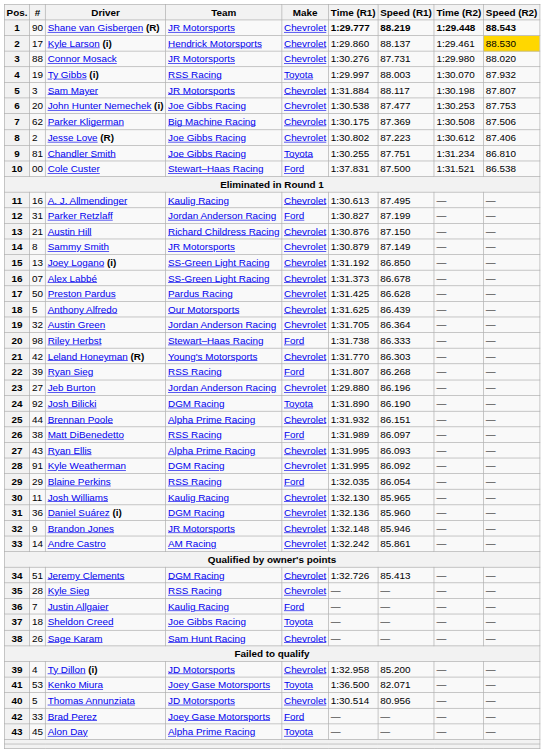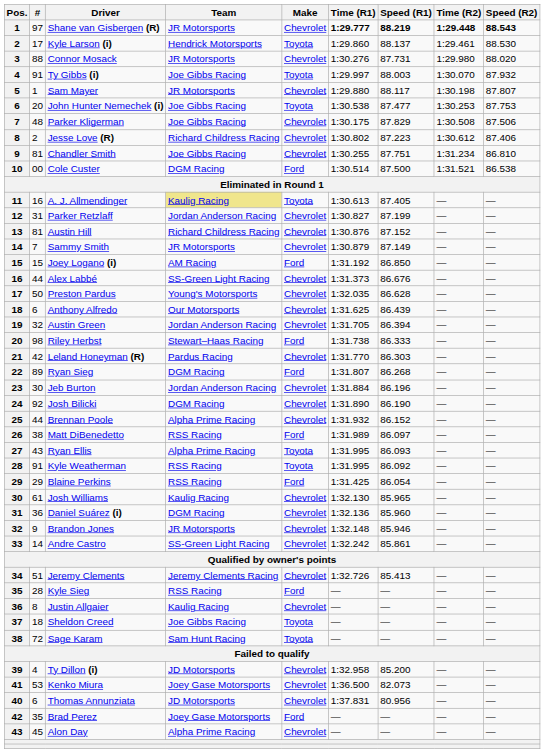(38, 28) 90 -> (38, 28) 97
(305, 44) Chevrolet -> (299, 44) Toyota
(501, 44) gold background -> (501, 44) no background
(38, 75) 19 -> (38, 75) 91
(195, 75) RSS Racing -> (207, 75) Joe Gibbs Racing
(35, 91) 3 -> (35, 91) 1
(350, 91) 1:31.884 -> (350, 91) 1:29.880
(305, 106) Chevrolet -> (299, 106) Toyota
(38, 122) 62 -> (38, 122) 48
(212, 122) Big Machine Racing -> (207, 122) Joe Gibbs Racing
(395, 122) 87.369 -> (395, 122) 87.829
(207, 137) Joe Gibbs Racing -> (224, 137) Richard Childress Racing
(299, 153) Toyota -> (305, 153) Chevrolet
(216, 169) Stewart–Haas Racing -> (196, 169) DGM Racing
(350, 169) 1:37.831 -> (350, 169) 1:30.514
(198, 200) no background -> (198, 200) khaki background
(305, 200) Chevrolet -> (299, 200) Toyota
(395, 200) 87.495 -> (395, 200) 87.405
(294, 216) Ford -> (305, 216) Chevrolet
(38, 231) 21 -> (38, 231) 81
(395, 231) 87.150 -> (395, 231) 87.152
(35, 247) 8 -> (35, 247) 7
(38, 263) 13 -> (38, 263) 15
(219, 263) SS-Green Light Racing -> (192, 263) AM Racing
(305, 263) Chevrolet -> (294, 263) Ford
(38, 278) 07 -> (38, 278) 44
(395, 278) 86.678 -> (395, 278) 86.676
(200, 294) Pardus Racing -> (213, 294) Young's Motorsports
(350, 294) 1:31.425 -> (350, 294) 1:32.035
(35, 310) 5 -> (35, 310) 6
(395, 325) 86.364 -> (395, 325) 86.394
(213, 356) Young's Motorsports -> (200, 356) Pardus Racing
(38, 372) 39 -> (38, 372) 89
(195, 372) RSS Racing -> (196, 372) DGM Racing
(38, 388) 27 -> (38, 388) 30
(350, 388) 1:29.880 -> (350, 388) 1:31.884
(299, 403) Toyota -> (305, 403) Chevrolet
(395, 419) 86.151 -> (395, 419) 86.152
(305, 450) Chevrolet -> (299, 450) Toyota
(196, 466) DGM Racing -> (195, 466) RSS Racing
(305, 466) Chevrolet -> (299, 466) Toyota
(350, 482) 1:32.035 -> (350, 482) 1:31.425
(37, 497) 11 -> (38, 497) 61
(192, 544) AM Racing -> (219, 544) SS-Green Light Racing
(196, 575) DGM Racing -> (223, 575) Jeremy Clements Racing
(305, 591) Chevrolet -> (294, 591) Ford
(35, 607) 7 -> (35, 607) 8
(294, 607) Ford -> (305, 607) Chevrolet
(38, 638) 26 -> (38, 638) 72
(305, 638) Chevrolet -> (299, 638) Toyota
(299, 685) Toyota -> (305, 685) Chevrolet
(395, 685) 82.071 -> (395, 685) 82.073
(35, 701) 5 -> (35, 701) 6
(350, 701) 1:30.514 -> (350, 701) 1:37.831
(38, 716) 33 -> (38, 716) 35
(299, 732) Toyota -> (305, 732) Chevrolet
